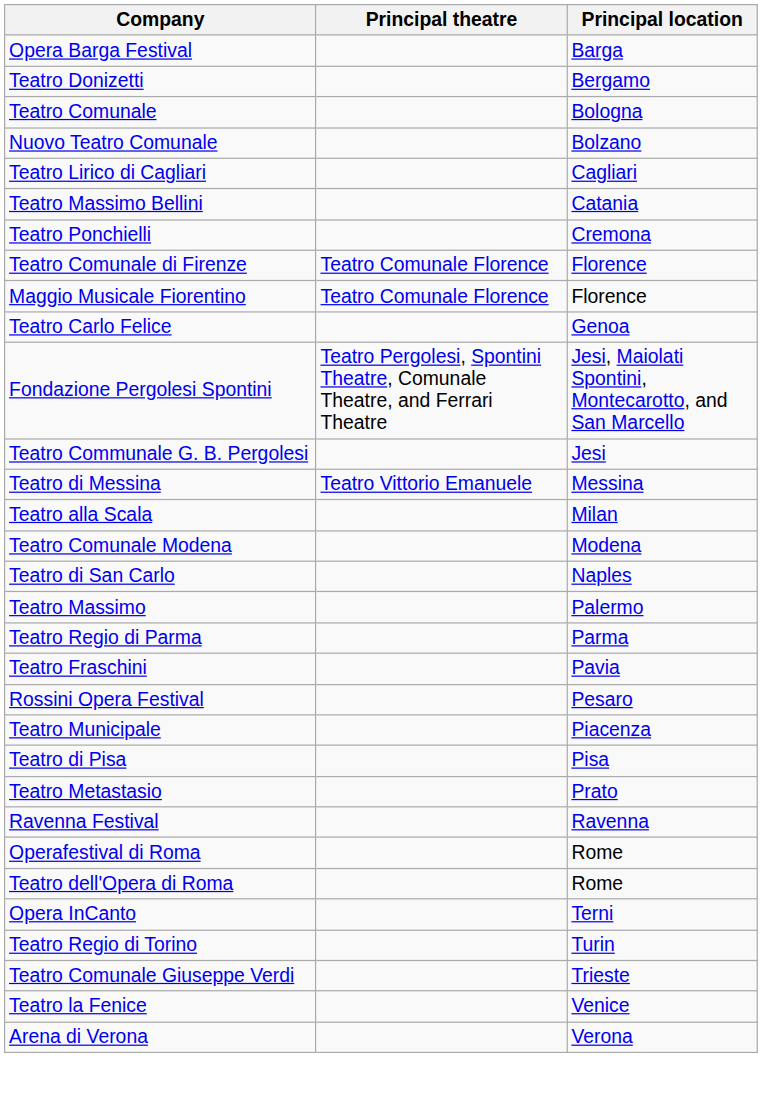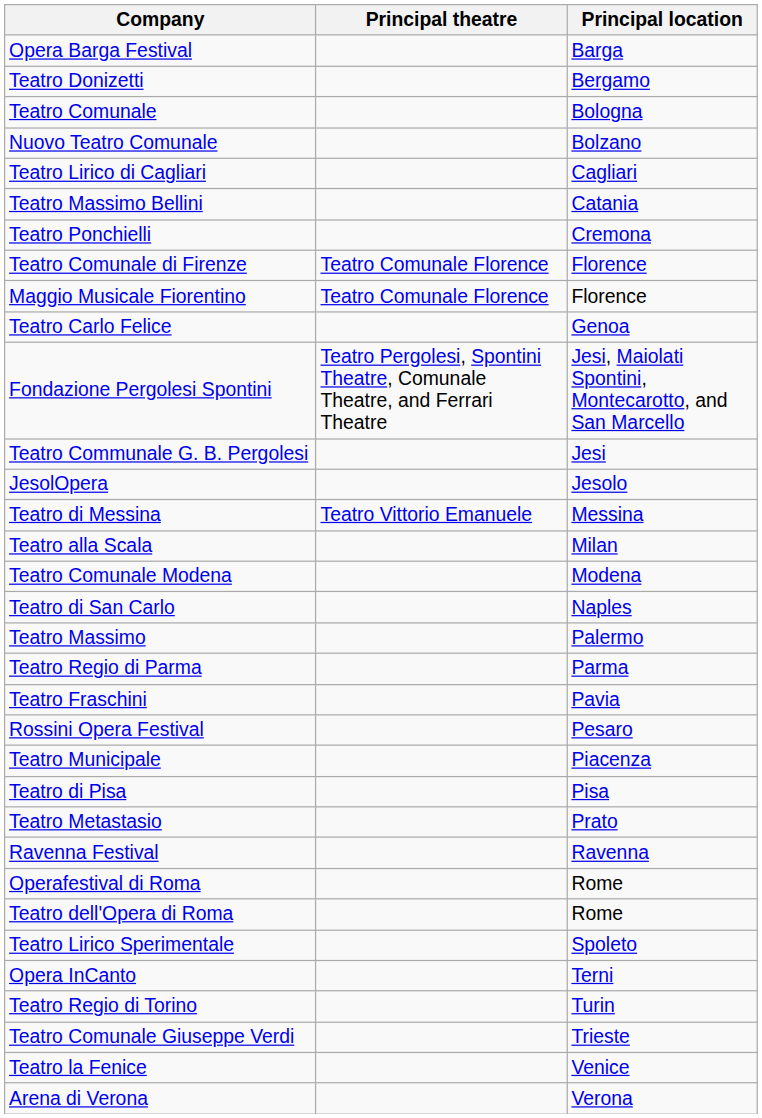+ row: (59, 484)
+ row: (122, 944)
